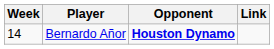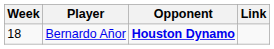(14, 34) 14 -> (14, 34) 18
